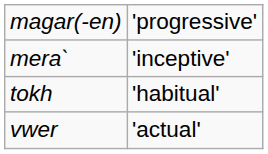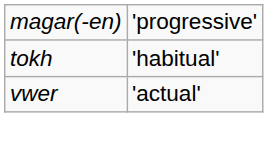- row: (39, 58)
